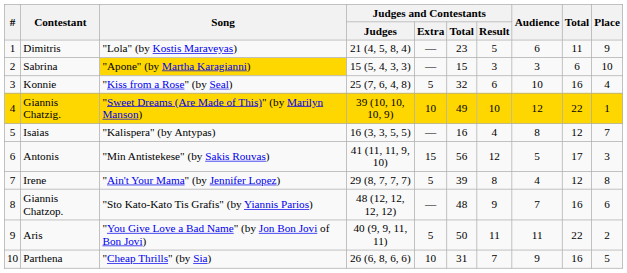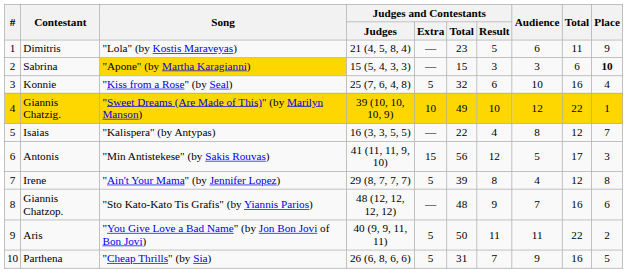(607, 66) normal -> (607, 66) bold
(462, 132) 16 -> (462, 132) 22
(431, 259) 10 -> (431, 259) 5
